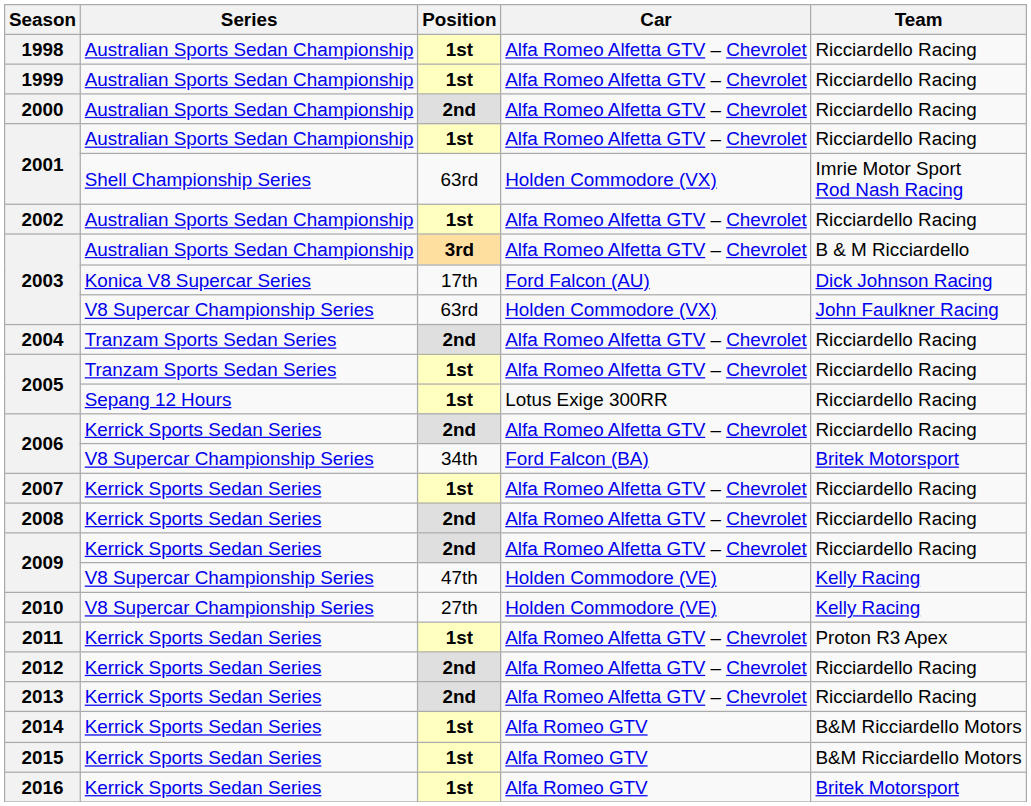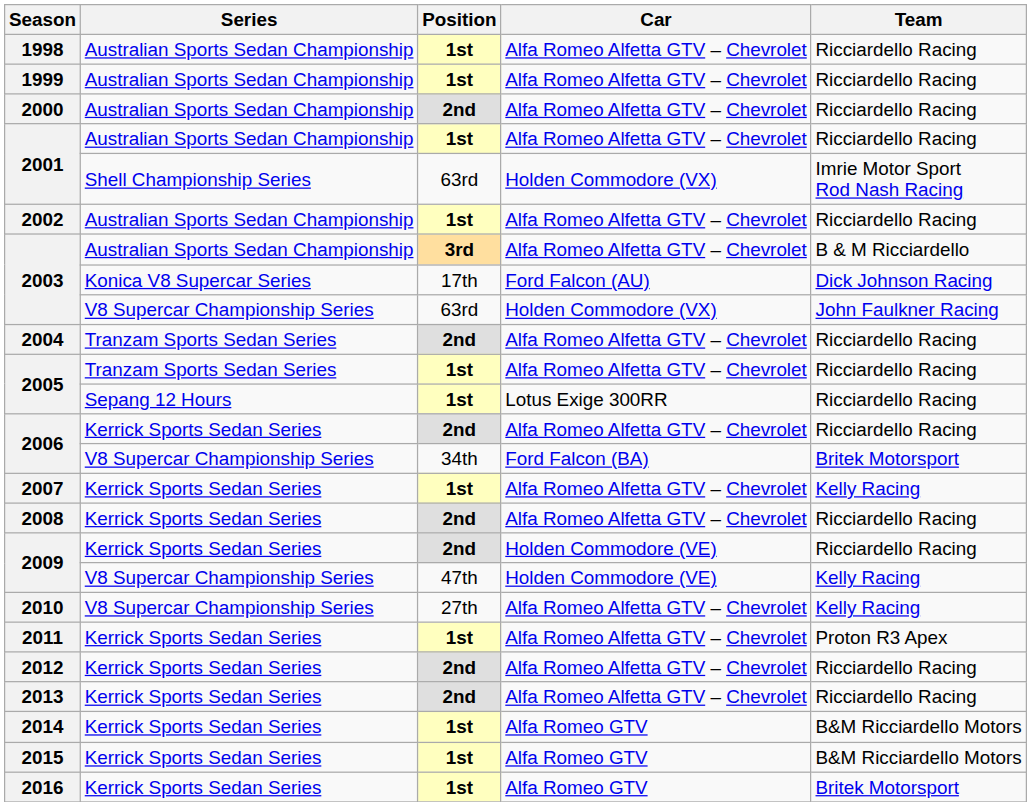(896, 488) Ricciardello Racing -> (868, 488) Kelly Racing
(656, 548) Alfa Romeo Alfetta GTV – Chevrolet -> (611, 548) Holden Commodore (VE)
(611, 608) Holden Commodore (VE) -> (656, 608) Alfa Romeo Alfetta GTV – Chevrolet
